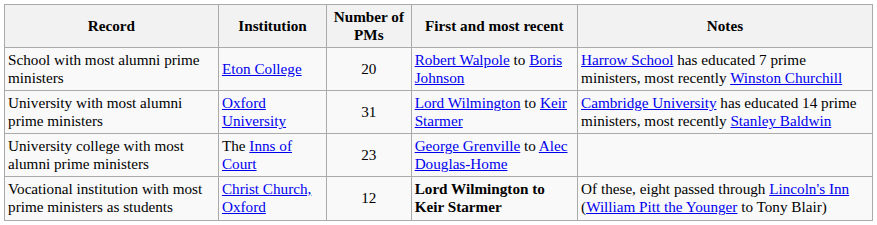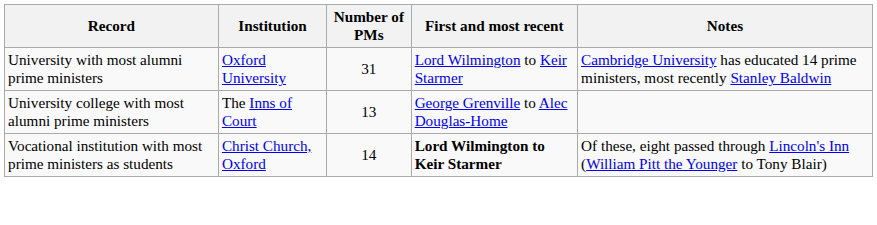- row: (104, 69)
(369, 155) 23 -> (369, 112) 13
(369, 198) 12 -> (369, 155) 14
